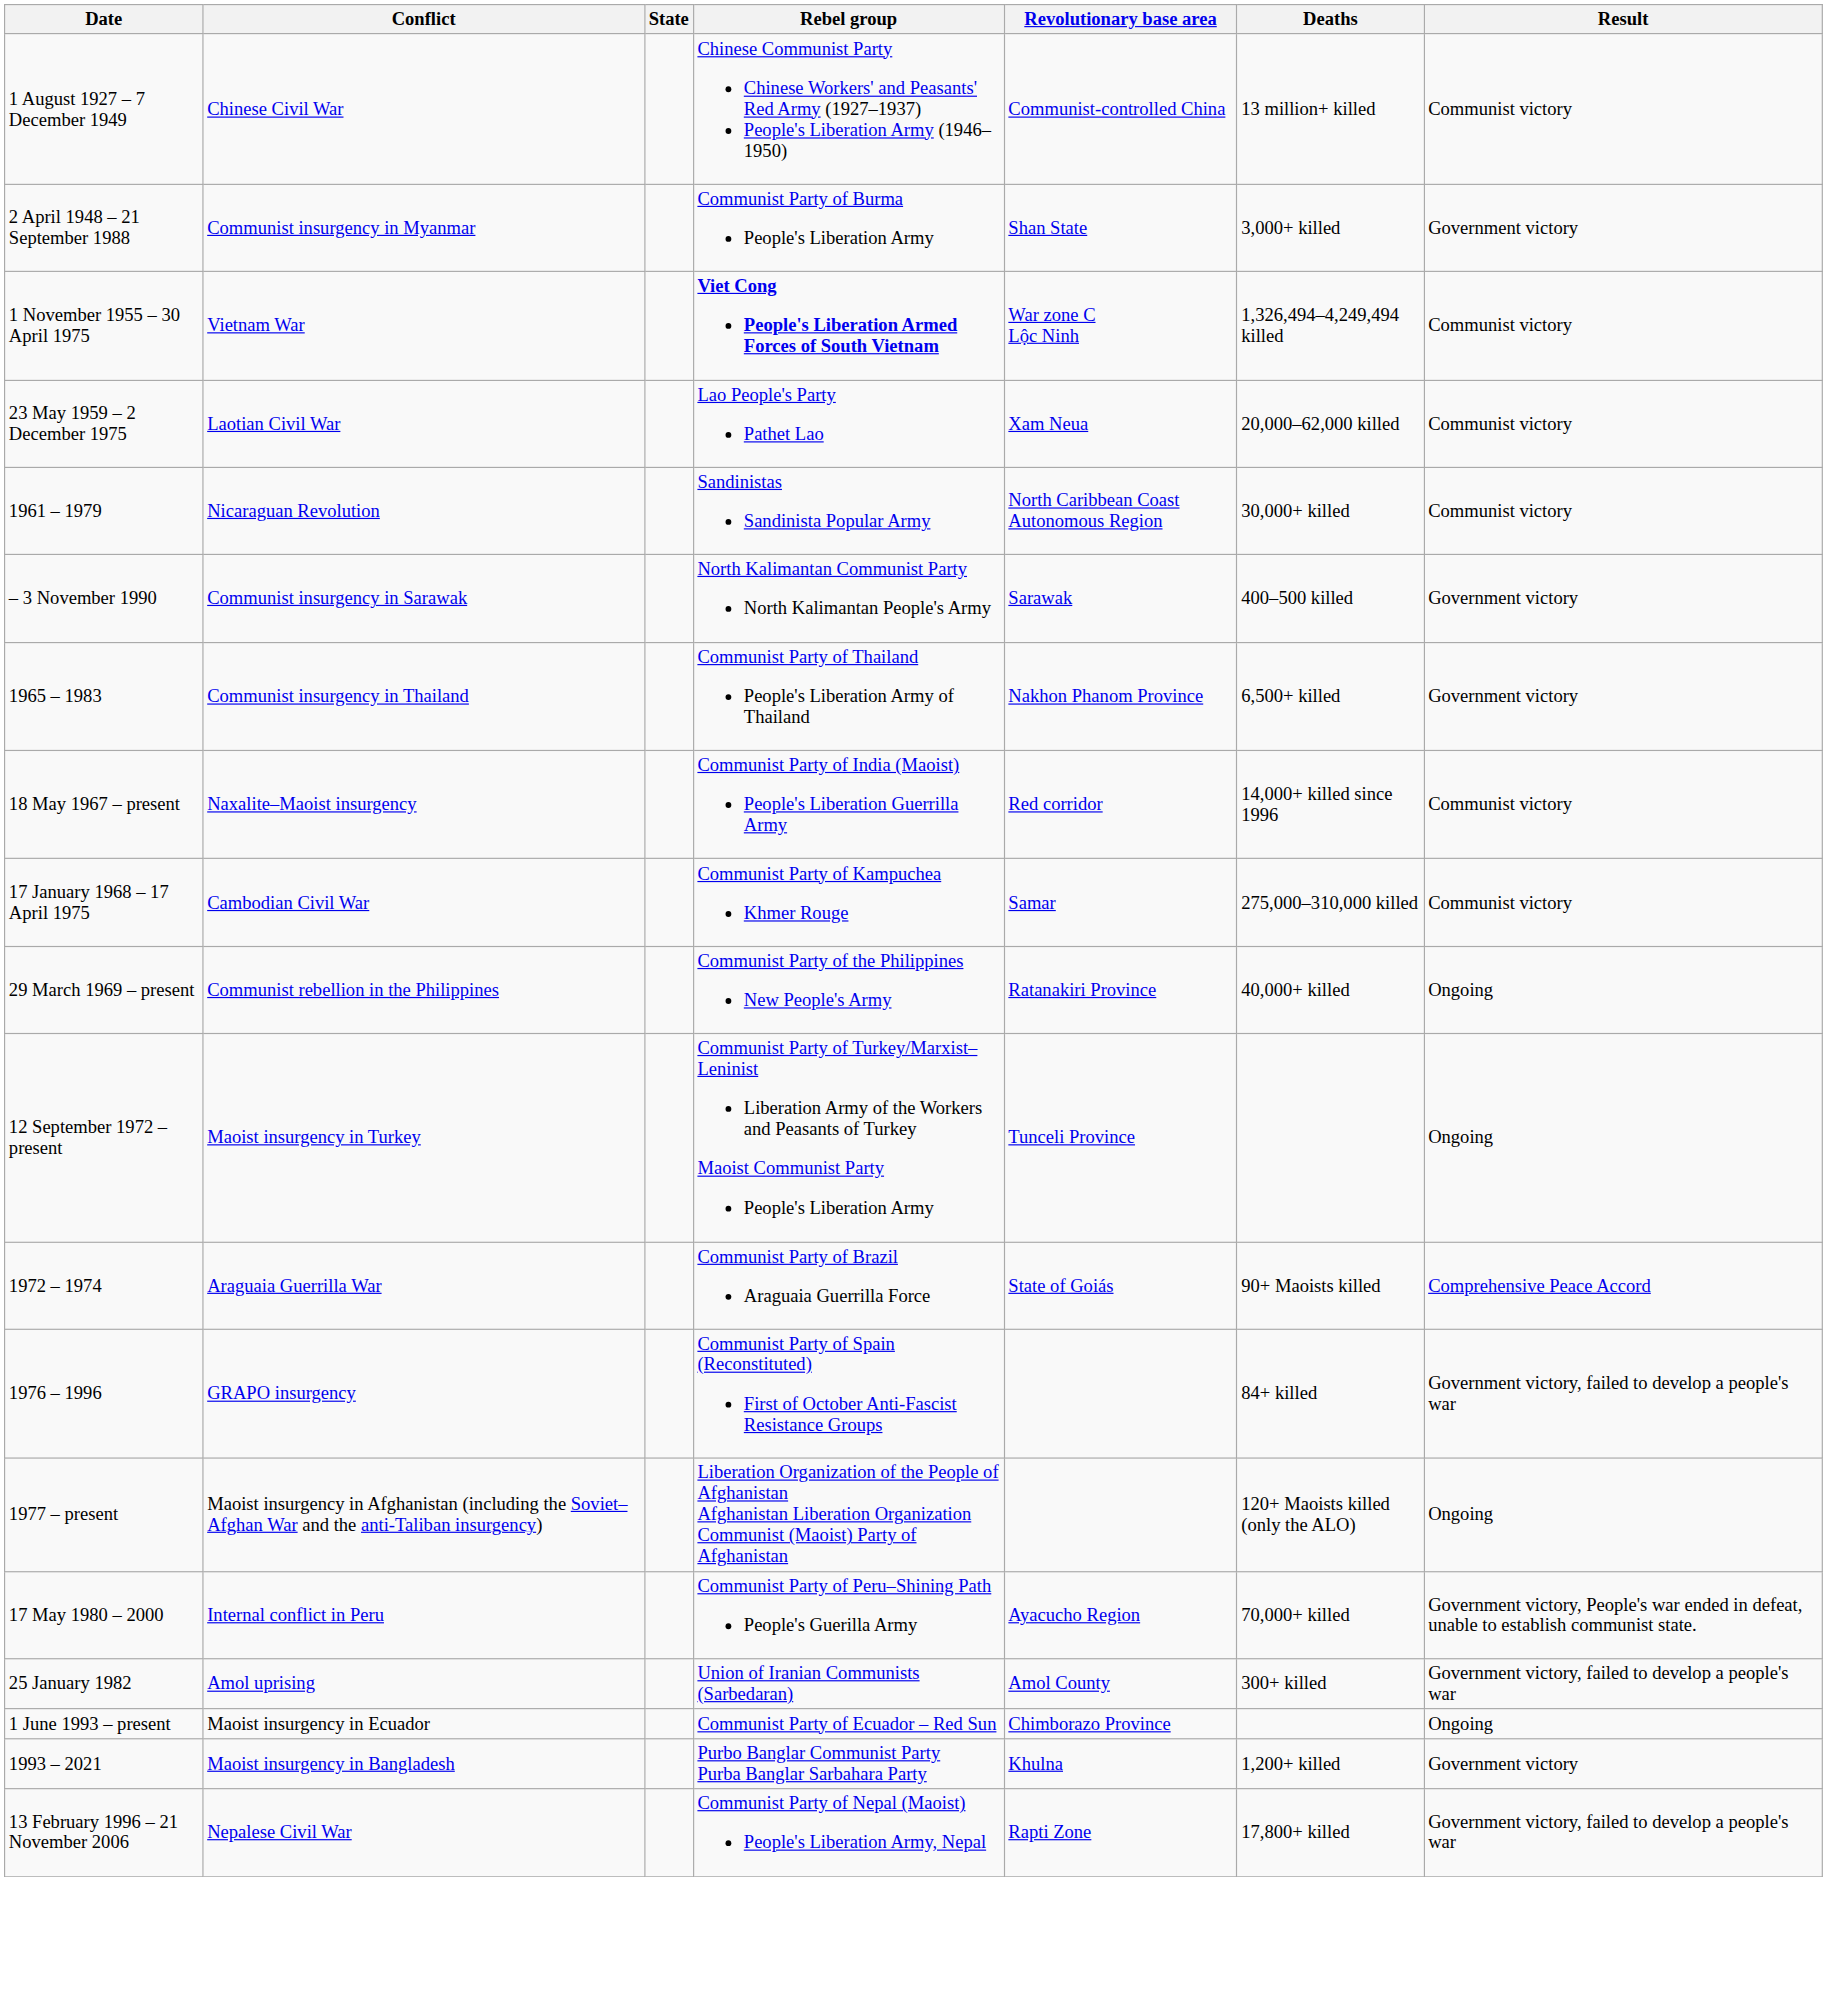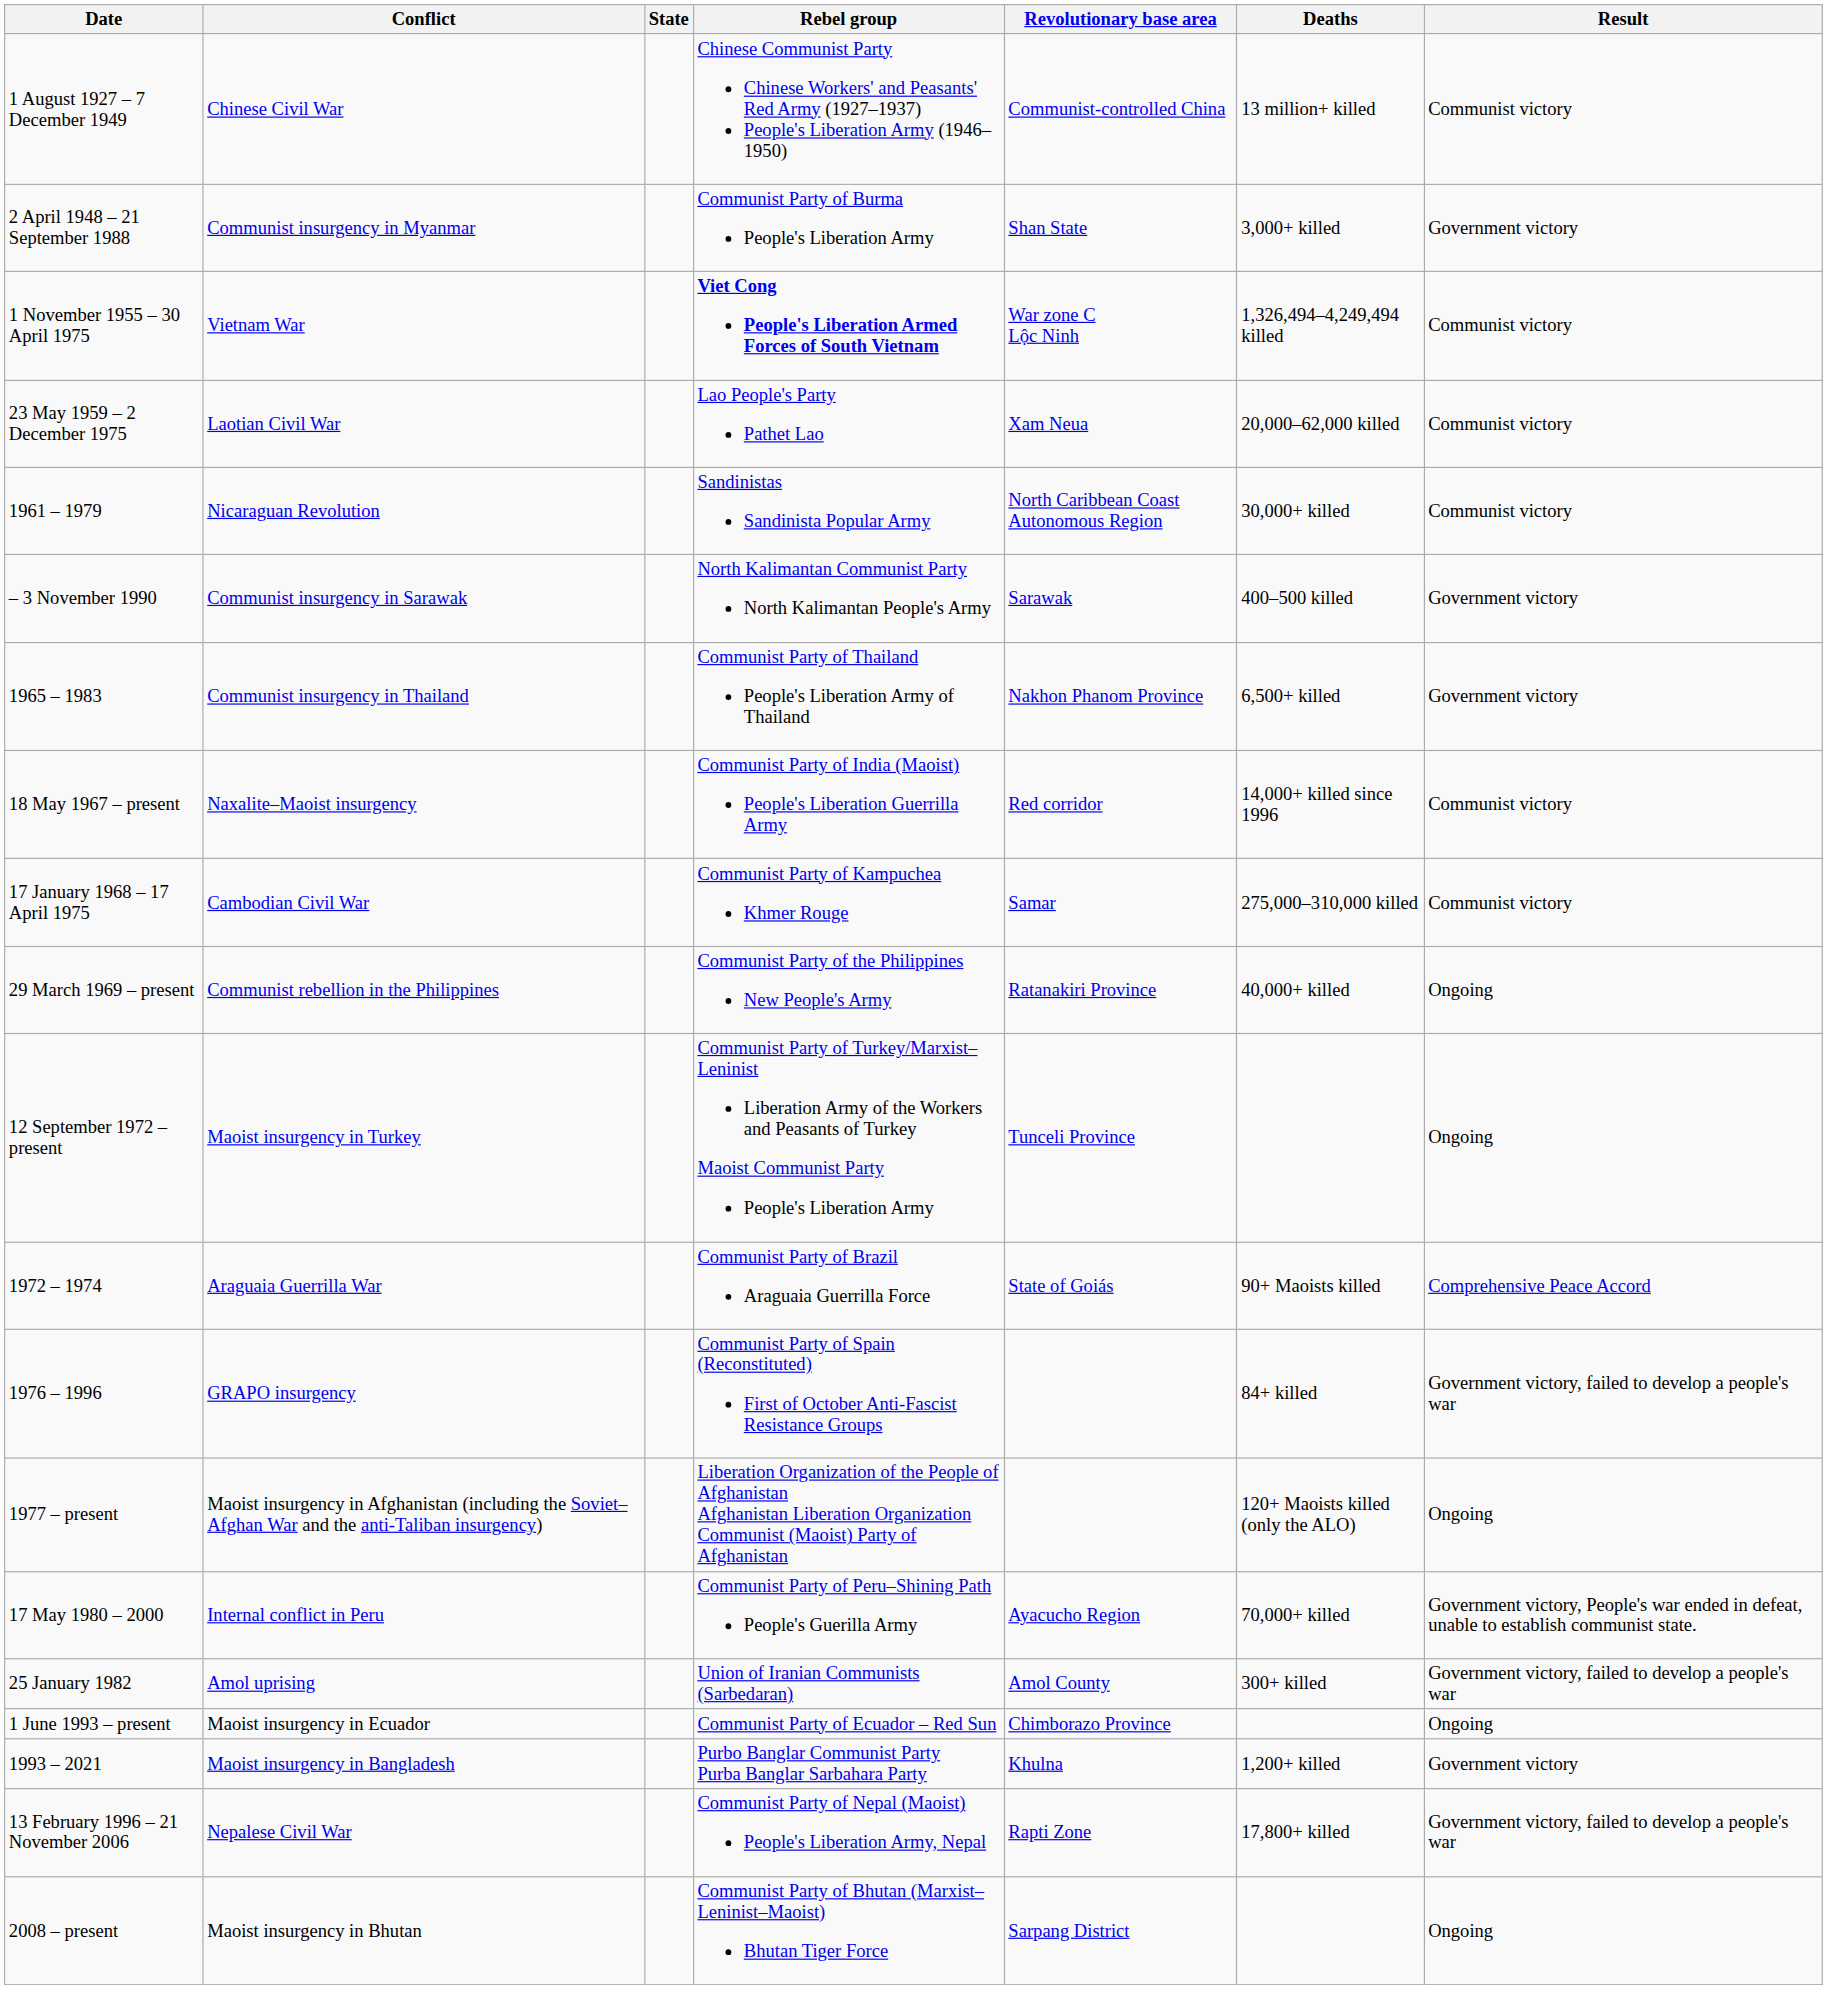+ row: (63, 1930)
